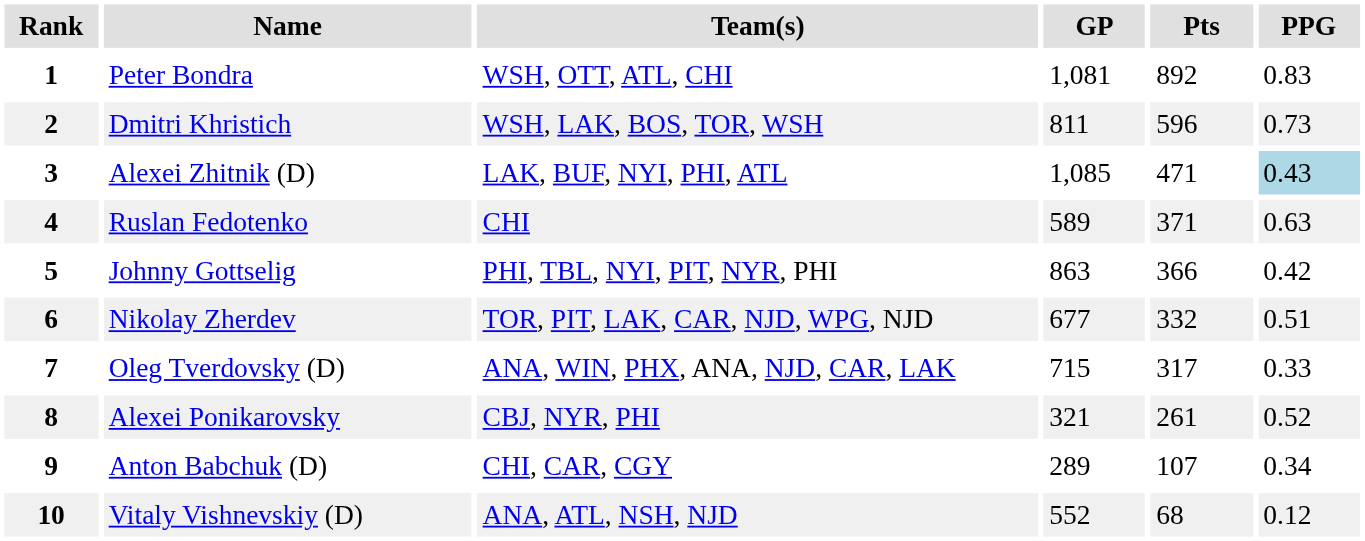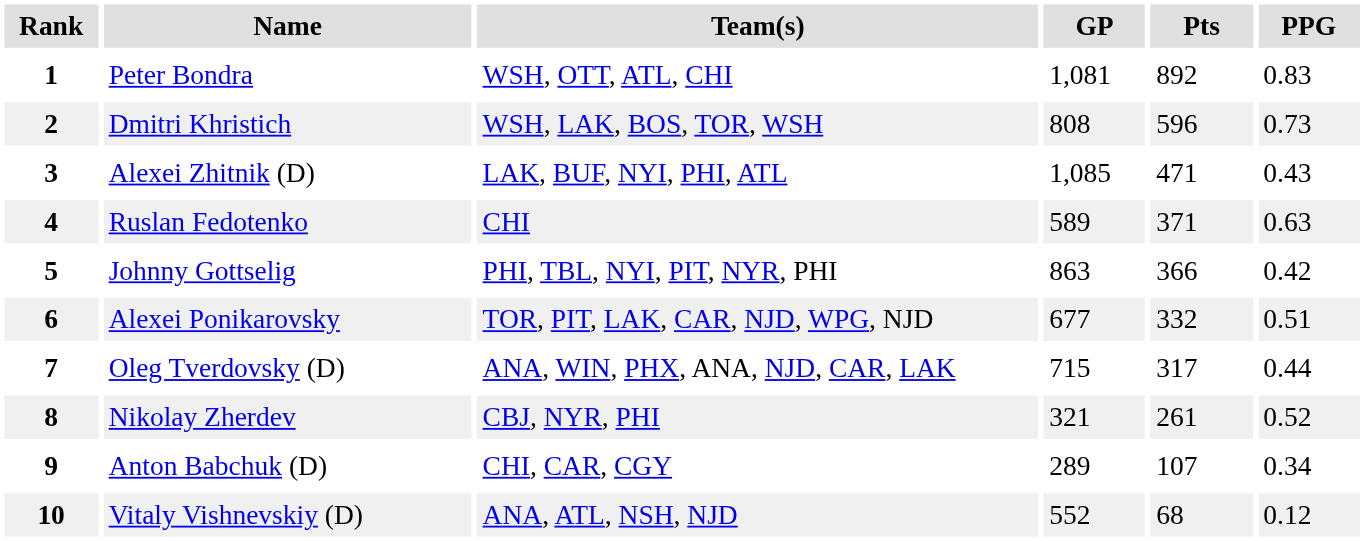(1069, 123) 811 -> (1070, 123) 808
(1287, 172) lightblue background -> (1287, 172) no background
(202, 318) Nikolay Zherdev -> (224, 318) Alexei Ponikarovsky
(1287, 367) 0.33 -> (1287, 367) 0.44
(224, 416) Alexei Ponikarovsky -> (202, 416) Nikolay Zherdev
